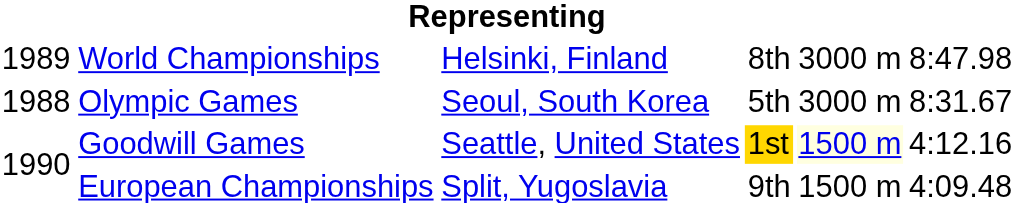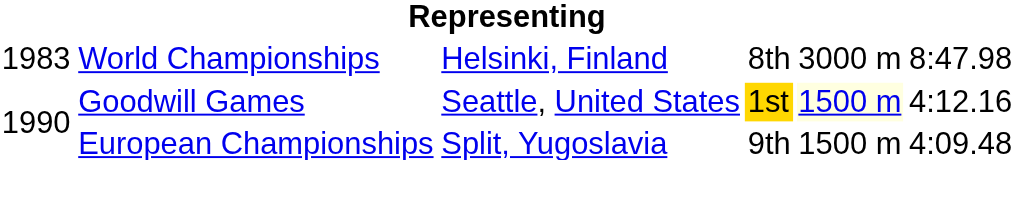(36, 59) 1989 -> (36, 59) 1983
- row: (188, 101)
